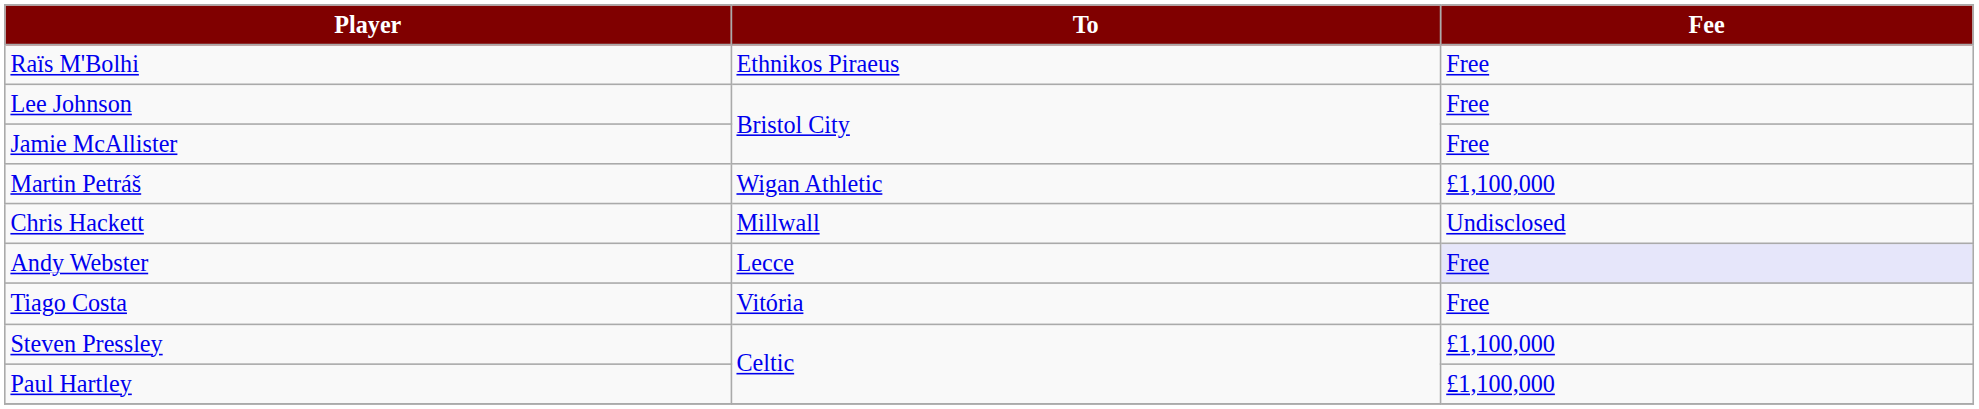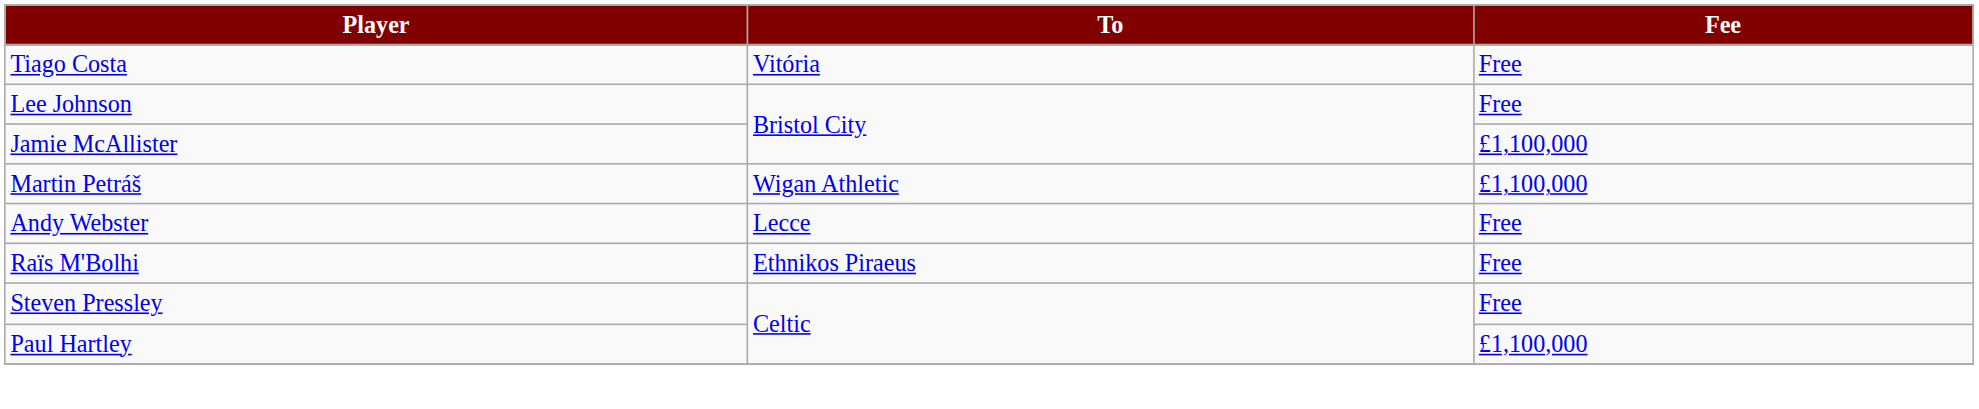rows swapped: (75, 64) <-> (69, 303)
(1468, 144) Free -> (1533, 144) £1,100,000
- row: (77, 223)
(1468, 263) lavender background -> (1500, 223) no background
(1501, 343) £1,100,000 -> (1500, 303) Free
